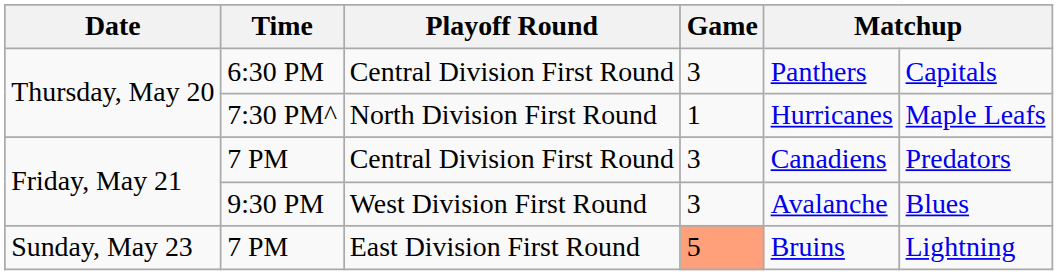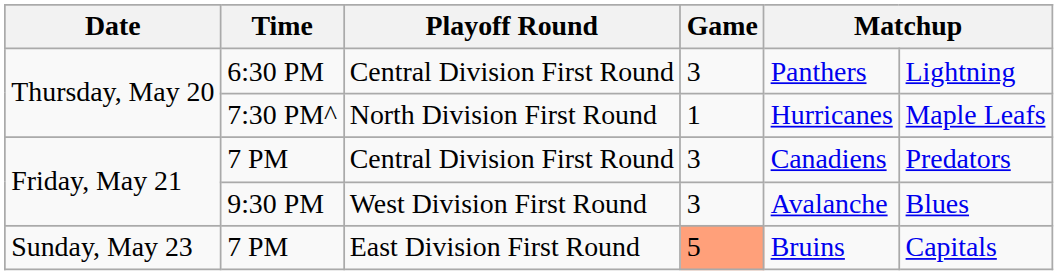(951, 70) Capitals -> (960, 70) Lightning
(960, 247) Lightning -> (951, 247) Capitals
